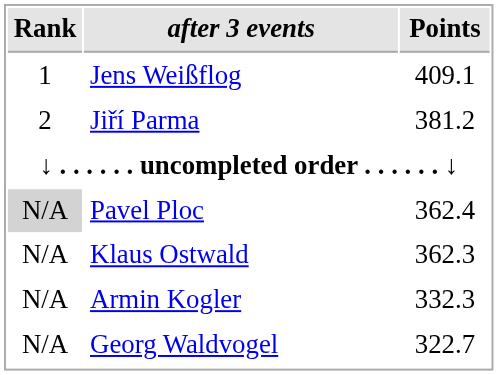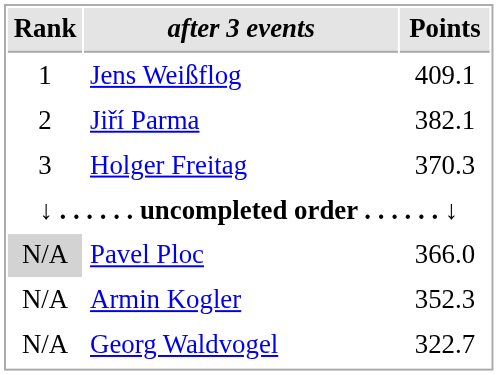(445, 120) 381.2 -> (445, 120) 382.1
+ row: (169, 165)
(445, 210) 362.4 -> (445, 255) 366.0
- row: (169, 255)
(445, 299) 332.3 -> (445, 299) 352.3
